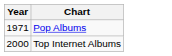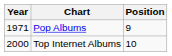+ column: (145, 12)
